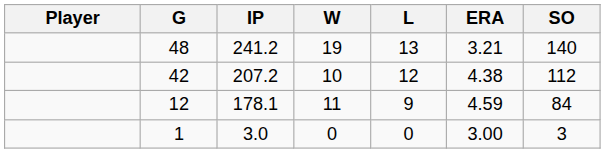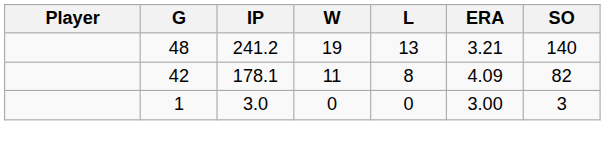- row: (255, 76)
(179, 104) 12 -> (179, 76) 42
(409, 104) 9 -> (409, 76) 8
(485, 104) 4.59 -> (485, 76) 4.09
(562, 104) 84 -> (562, 76) 82
